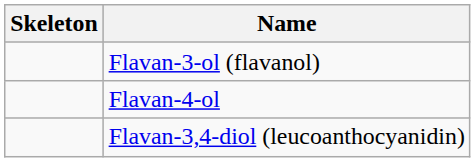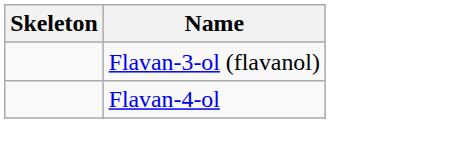- row: (287, 136)
